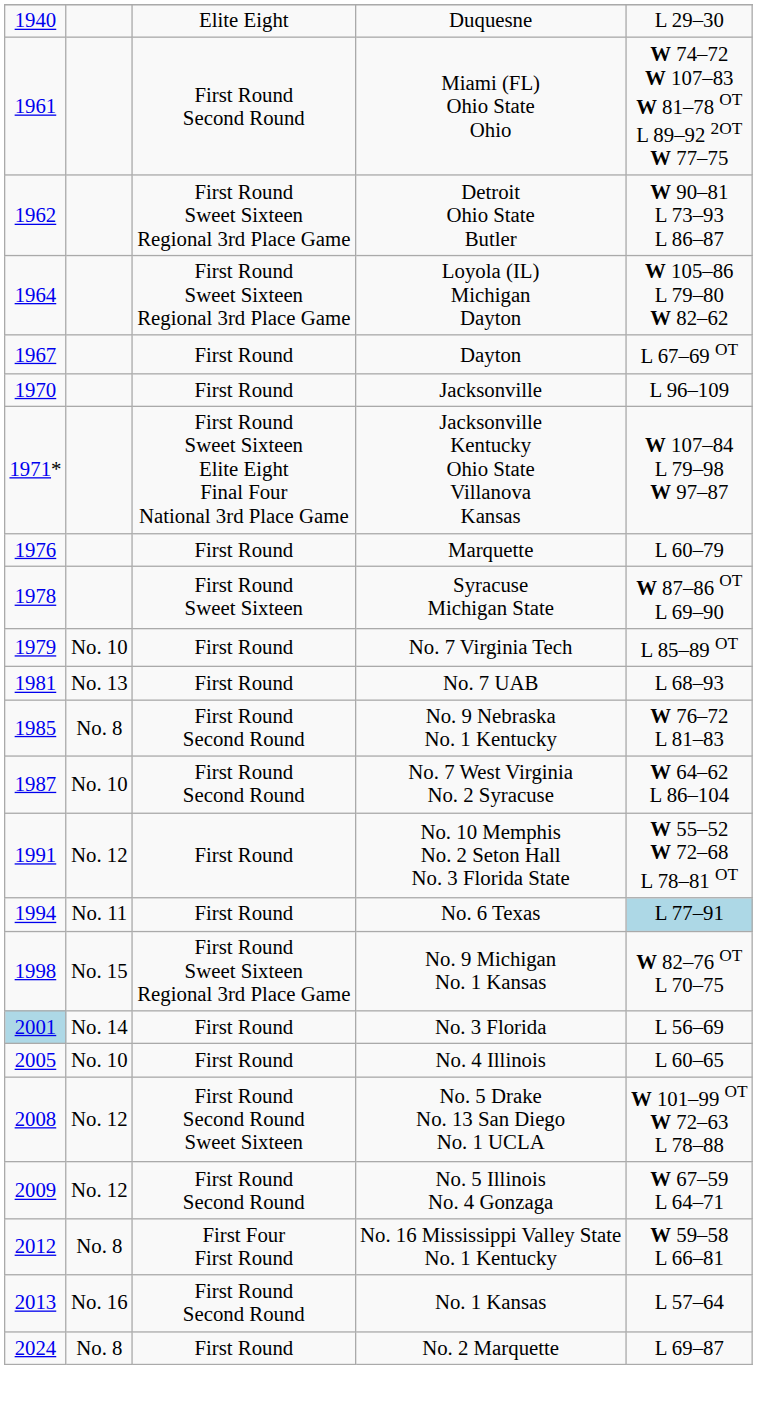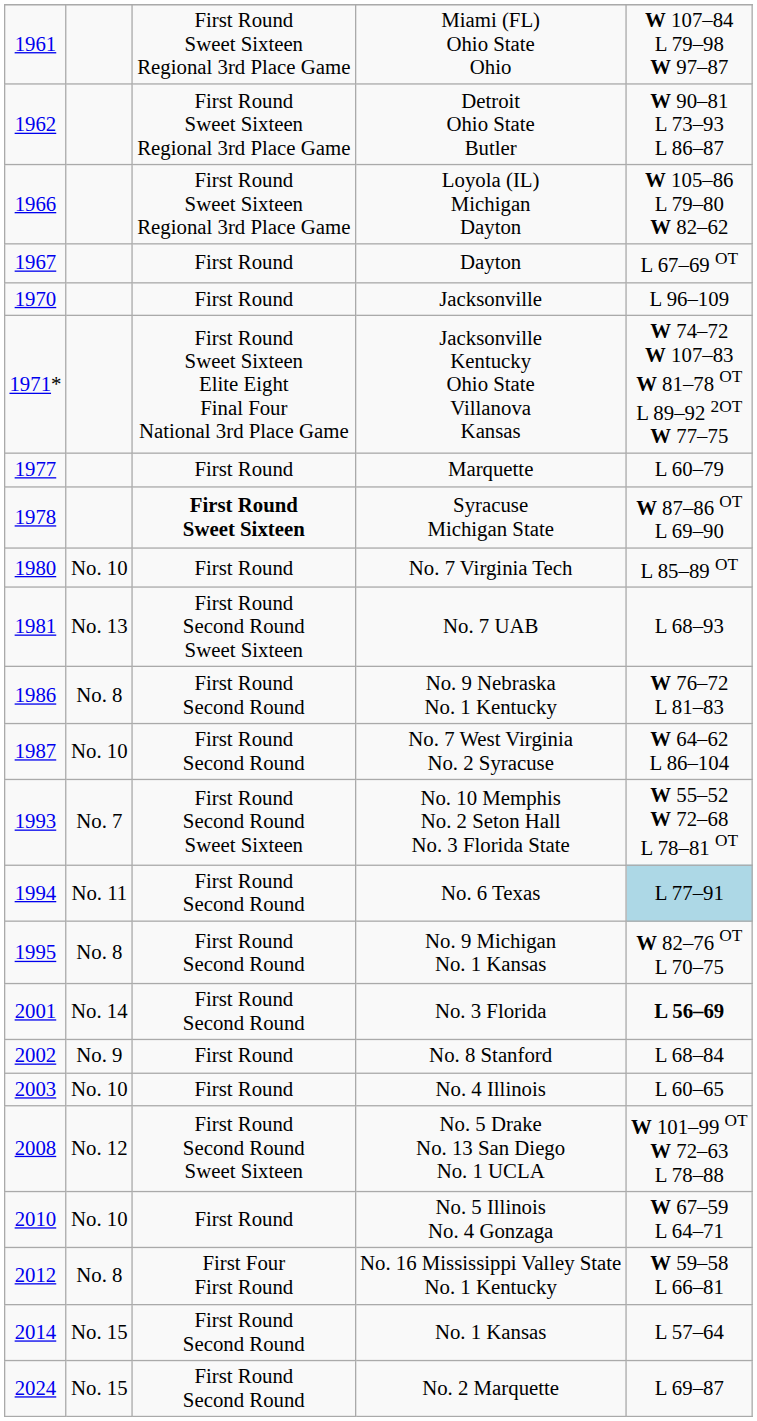- row: (491, 20)
(244, 106) First Round Second Round -> (244, 44) First Round Sweet Sixteen Regional 3rd Place Game
(689, 106) W 74–72 W 107–83 W 81–78 OT L 89–92 2OT W 77–75 -> (689, 44) W 107–84 L 79–98 W 97–87
(35, 295) 1964 -> (35, 203) 1966
(689, 469) W 107–84 L 79–98 W 97–87 -> (689, 384) W 74–72 W 107–83 W 81–78 OT L 89–92 2OT W 77–75
(35, 549) 1976 -> (35, 469) 1977
(244, 597) normal -> (244, 517) bold
(35, 647) 1979 -> (35, 567) 1980
(244, 683) First Round -> (244, 626) First Round Second Round Sweet Sixteen
(35, 727) 1985 -> (35, 694) 1986
(35, 855) 1991 -> (35, 822) 1993
(99, 855) No. 12 -> (99, 822) No. 7
(244, 855) First Round -> (244, 822) First Round Second Round Sweet Sixteen
(244, 914) First Round -> (244, 893) First Round Second Round
(35, 970) 1998 -> (35, 952) 1995
(99, 970) No. 15 -> (99, 952) No. 8
(244, 970) First Round Sweet Sixteen Regional 3rd Place Game -> (244, 952) First Round Second Round
(35, 1027) lightblue background -> (35, 1011) no background
(244, 1027) First Round -> (244, 1011) First Round Second Round
(689, 1027) normal -> (689, 1011) bold
+ row: (491, 1056)
(35, 1060) 2005 -> (35, 1089) 2003
(35, 1190) 2009 -> (35, 1219) 2010
(99, 1190) No. 12 -> (99, 1219) No. 10
(244, 1190) First Round Second Round -> (244, 1219) First Round
(35, 1303) 2013 -> (35, 1332) 2014
(99, 1303) No. 16 -> (99, 1332) No. 15
(99, 1347) No. 8 -> (99, 1388) No. 15
(244, 1347) First Round -> (244, 1388) First Round Second Round
